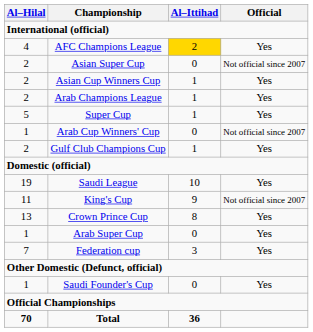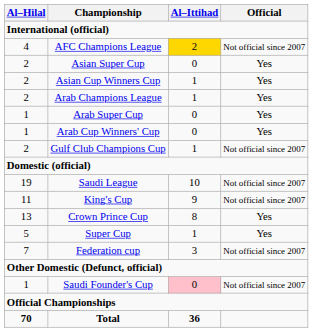(264, 47) Yes -> (264, 47) Not official since 2007
(264, 64) Not official since 2007 -> (264, 64) Yes
rows swapped: (108, 234) <-> (108, 115)
(264, 132) Not official since 2007 -> (264, 132) Yes
(264, 149) Yes -> (264, 149) Not official since 2007
(264, 183) Yes -> (264, 183) Not official since 2007
(264, 251) Yes -> (264, 251) Not official since 2007
(194, 285) no background -> (194, 285) pink background
(264, 285) Yes -> (264, 285) Not official since 2007
